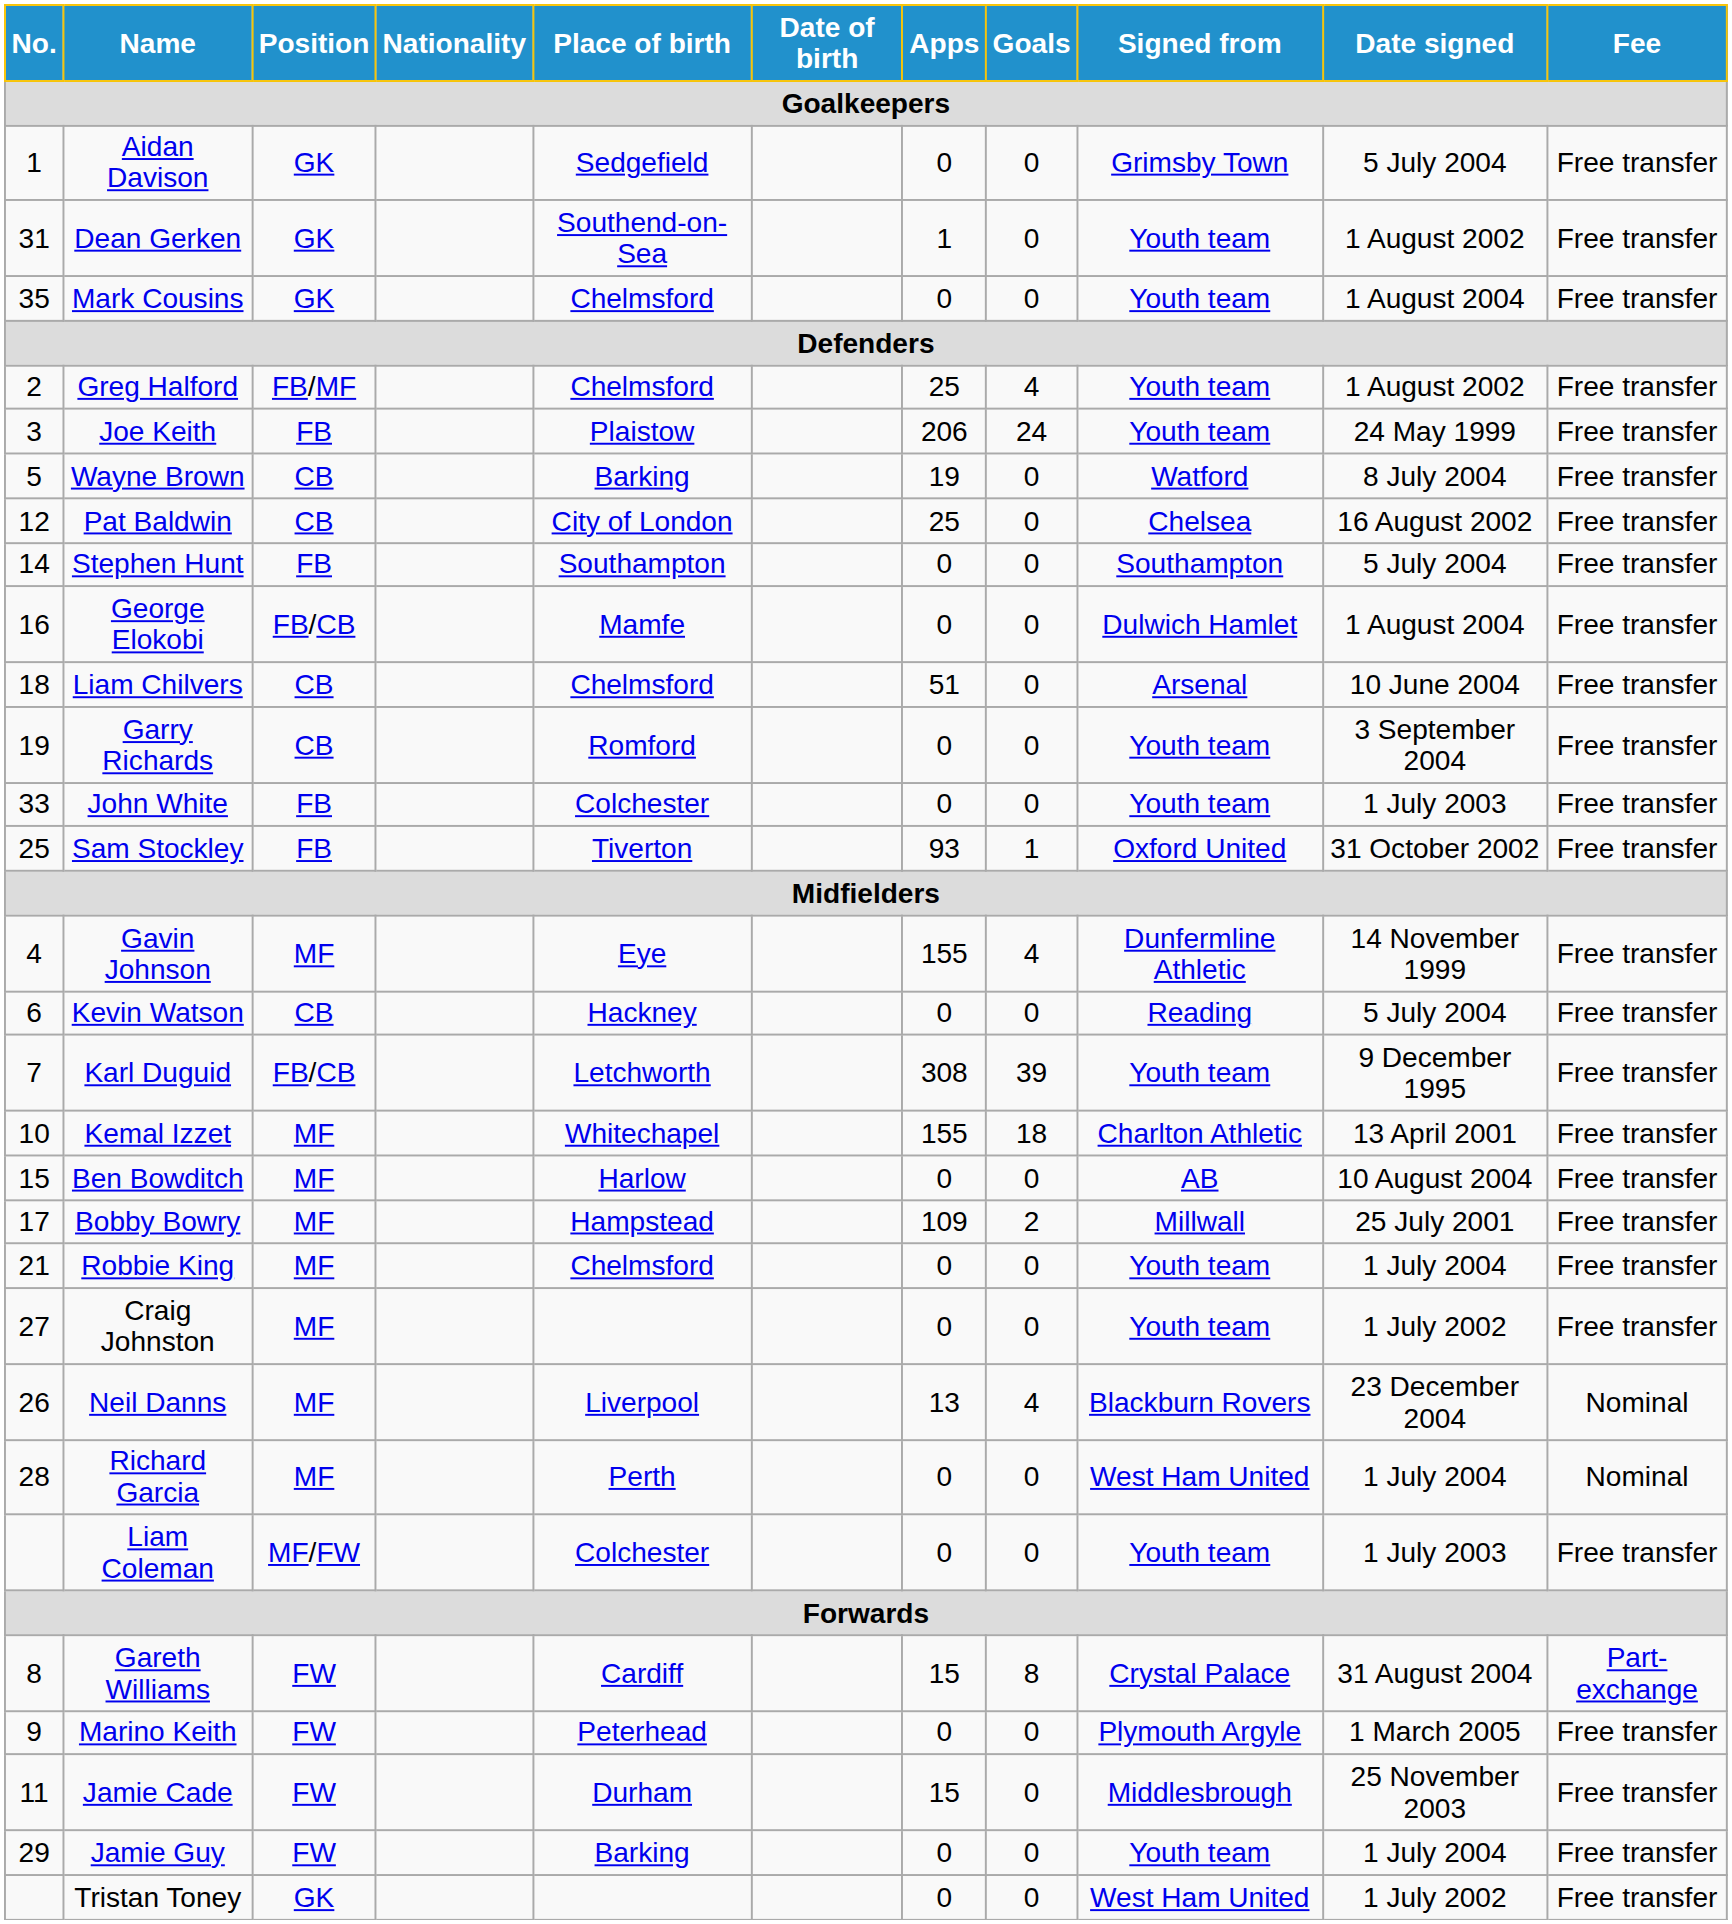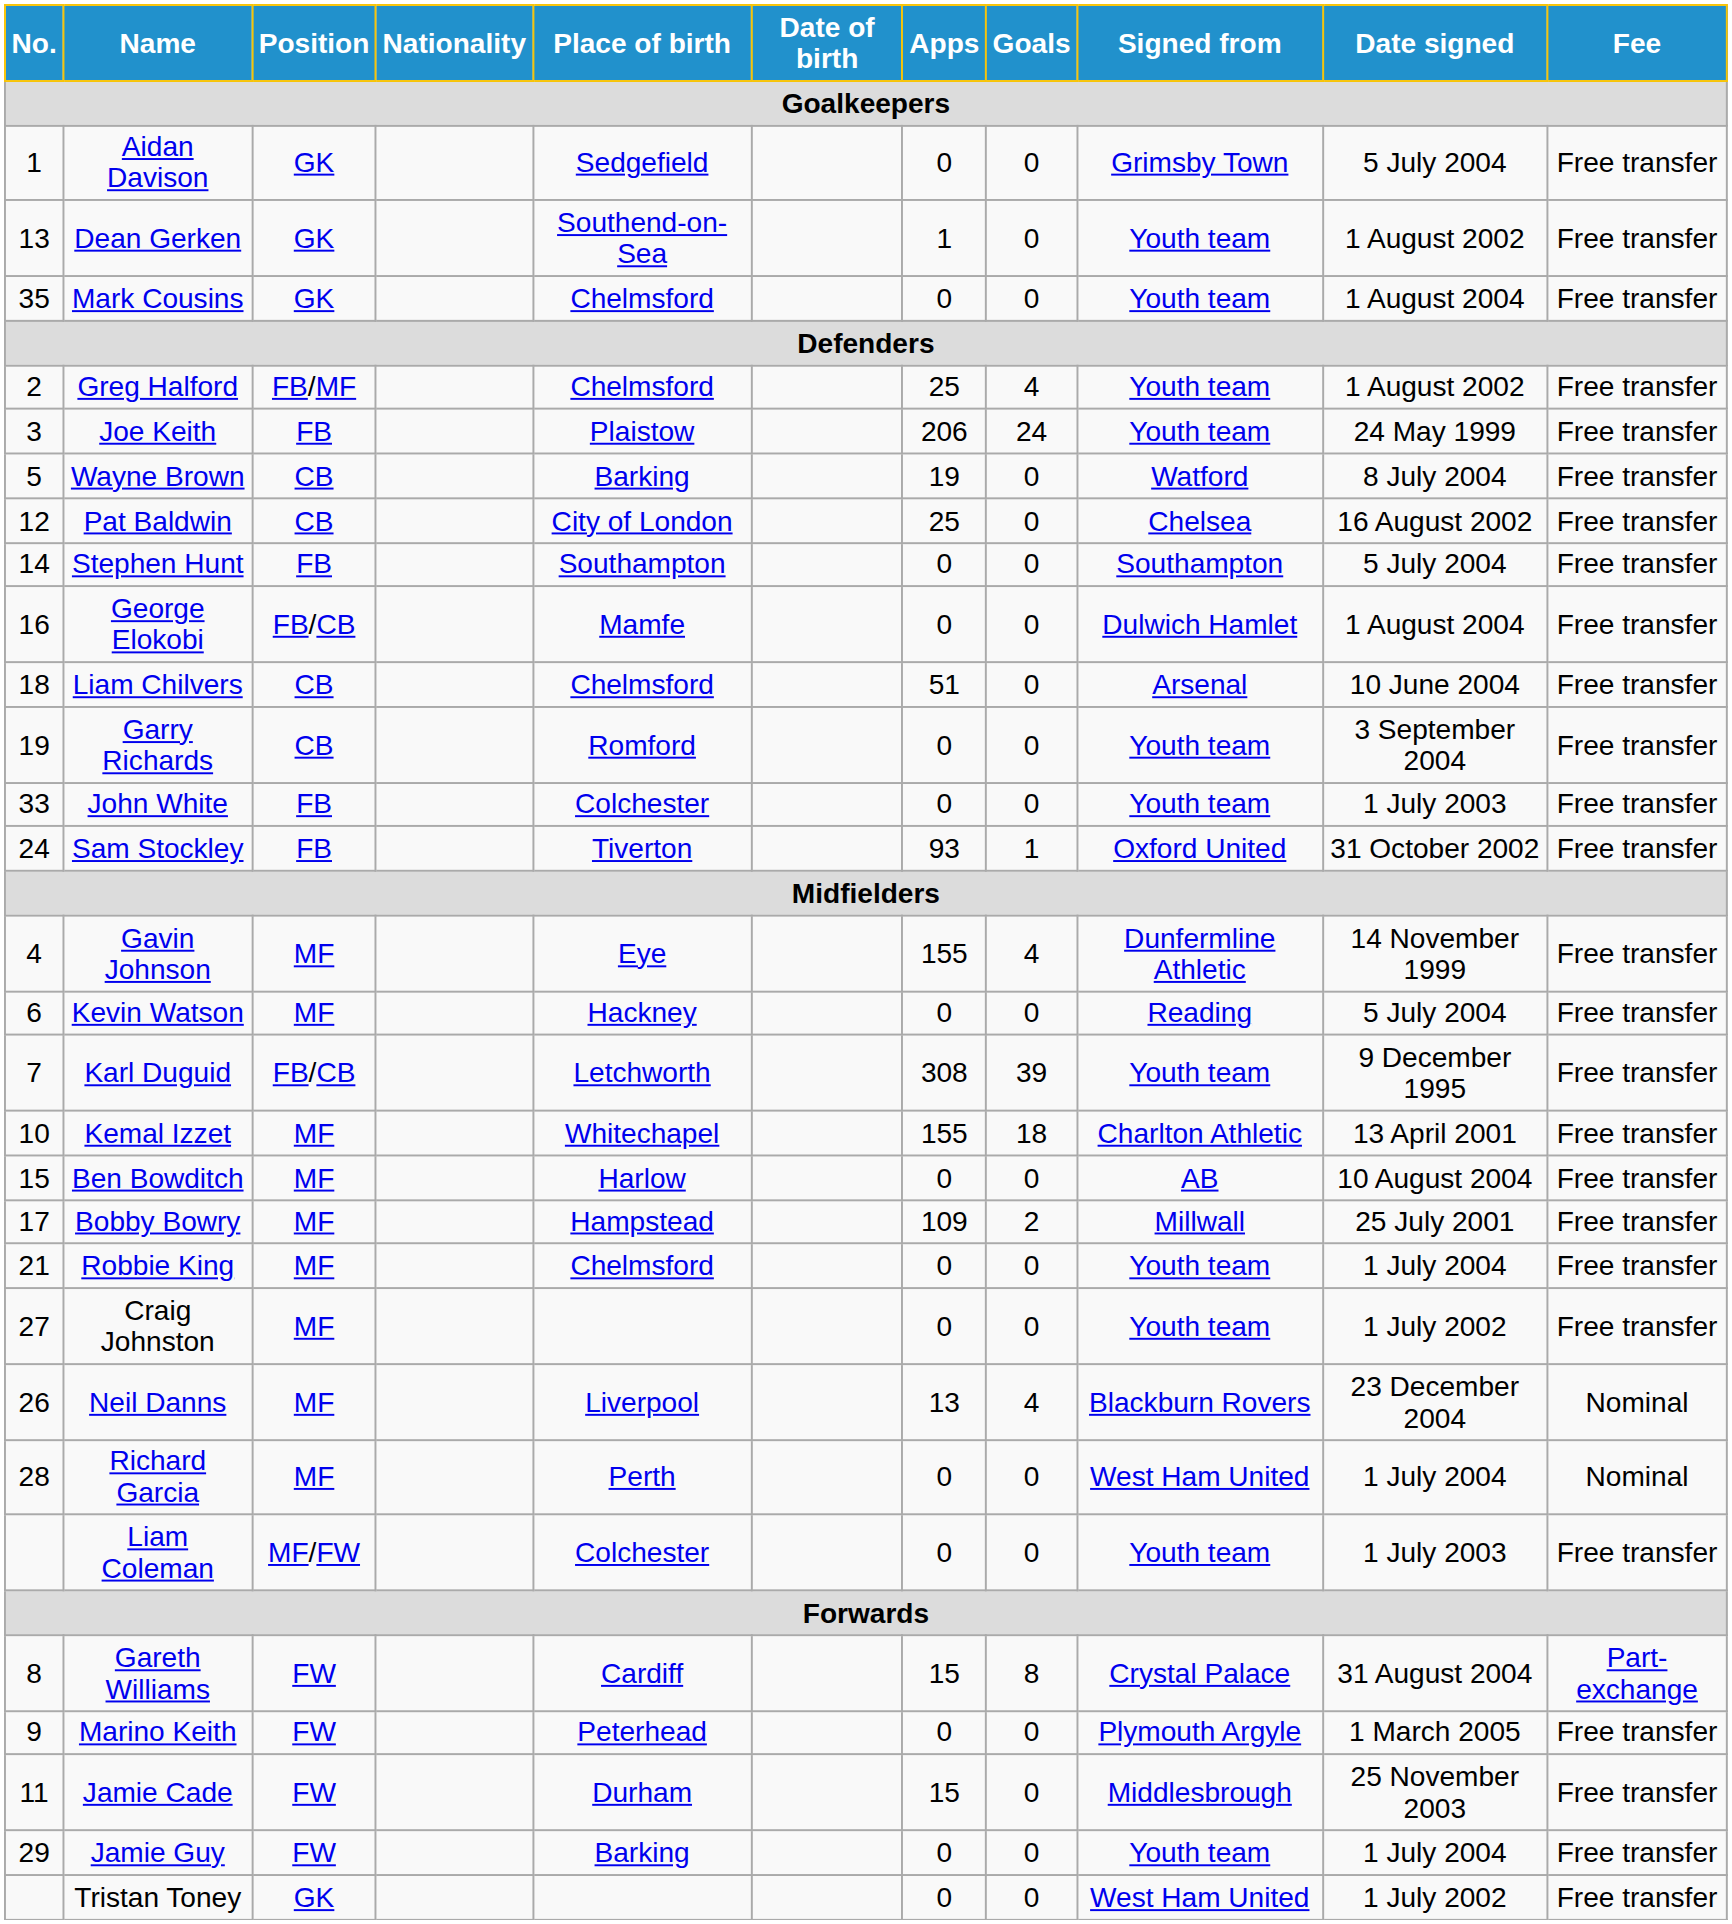(34, 239) 31 -> (34, 239) 13
(34, 849) 25 -> (34, 849) 24
(314, 1013) CB -> (314, 1013) MF
